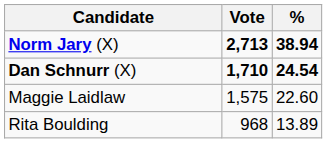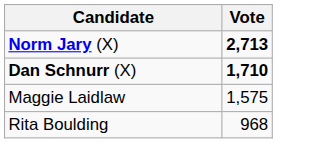- column: (297, 17)
